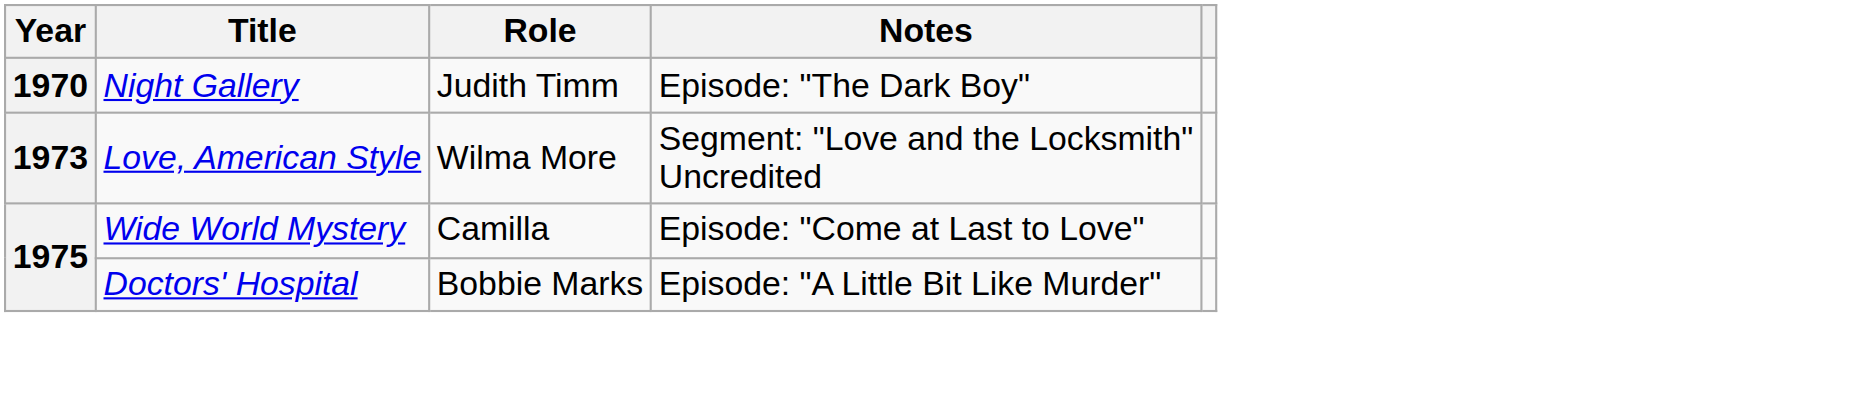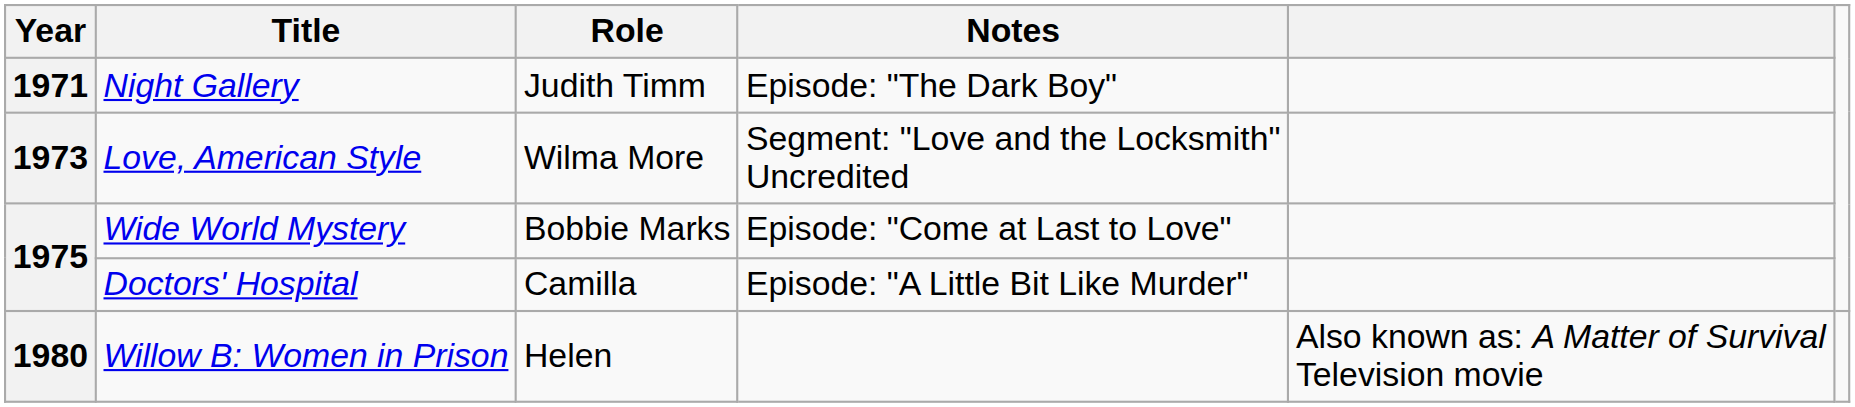(50, 84) 1970 -> (50, 84) 1971
(493, 229) Camilla -> (627, 229) Bobbie Marks
(540, 283) Bobbie Marks -> (580, 283) Camilla
+ row: (306, 355)
